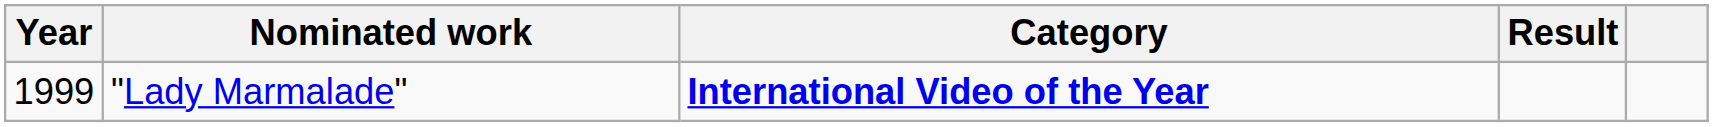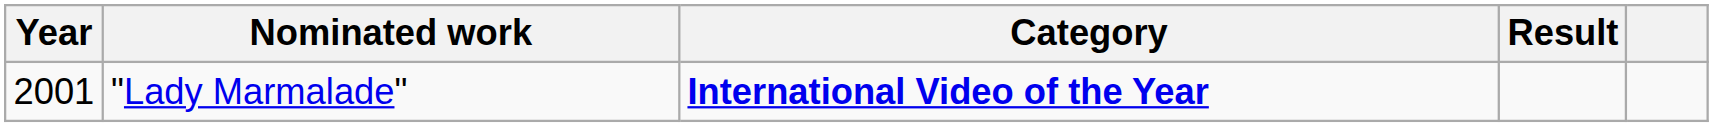(54, 90) 1999 -> (54, 90) 2001
